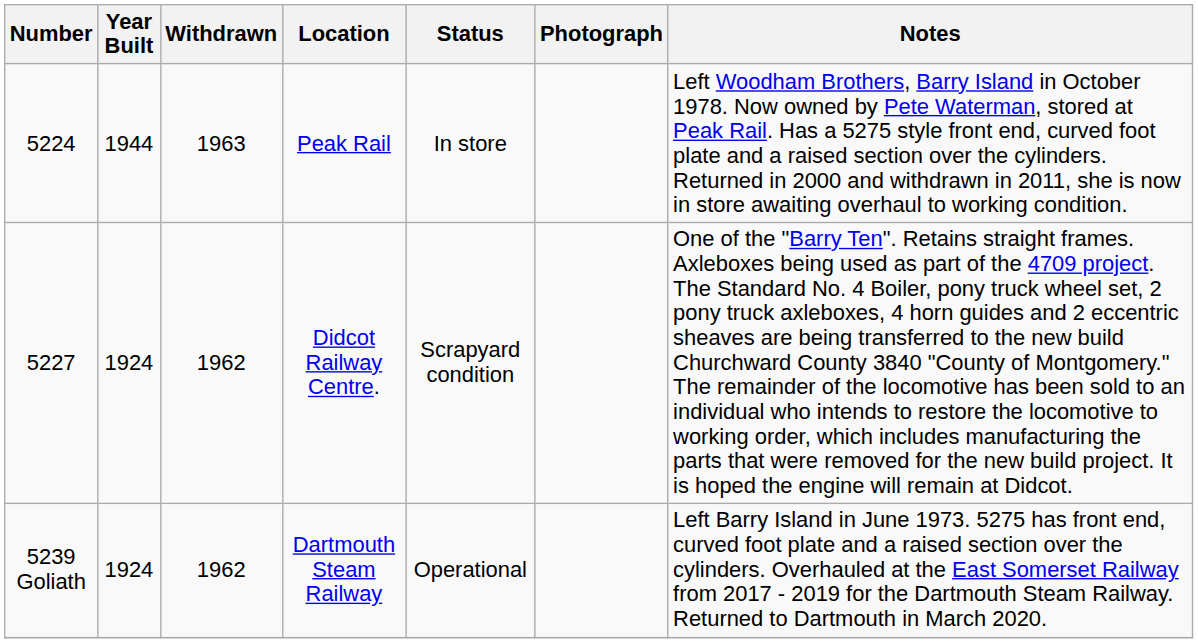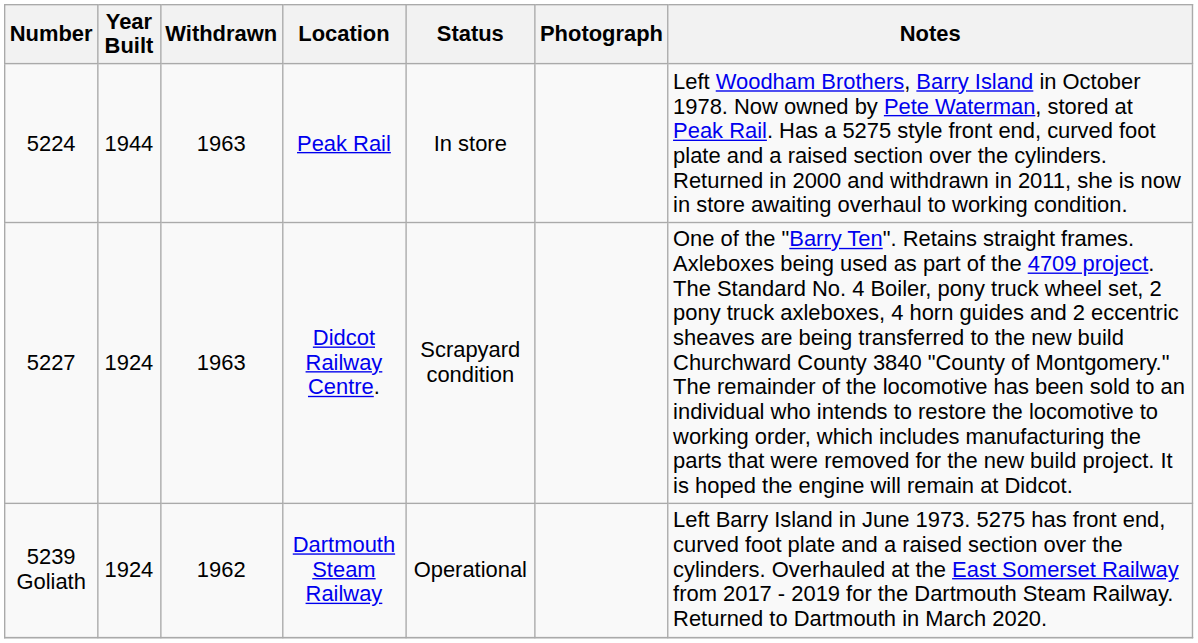(221, 362) 1962 -> (221, 362) 1963
